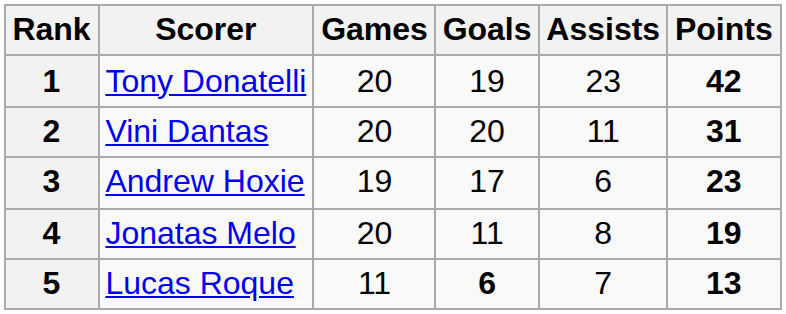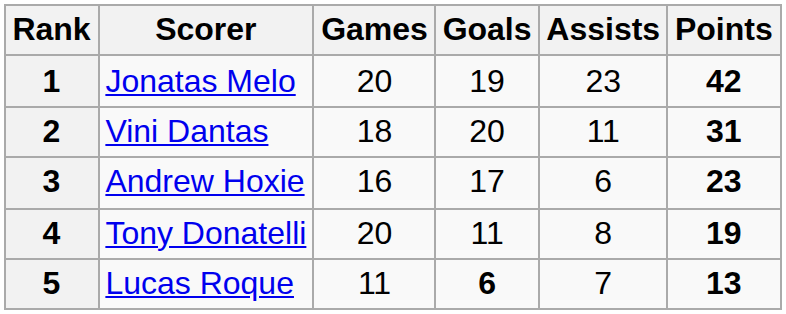(206, 80) Tony Donatelli -> (201, 80) Jonatas Melo
(374, 131) 20 -> (374, 131) 18
(374, 182) 19 -> (374, 182) 16
(201, 232) Jonatas Melo -> (206, 232) Tony Donatelli
